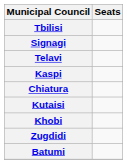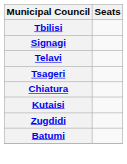- row: (48, 74)
+ row: (48, 74)
- row: (48, 120)
